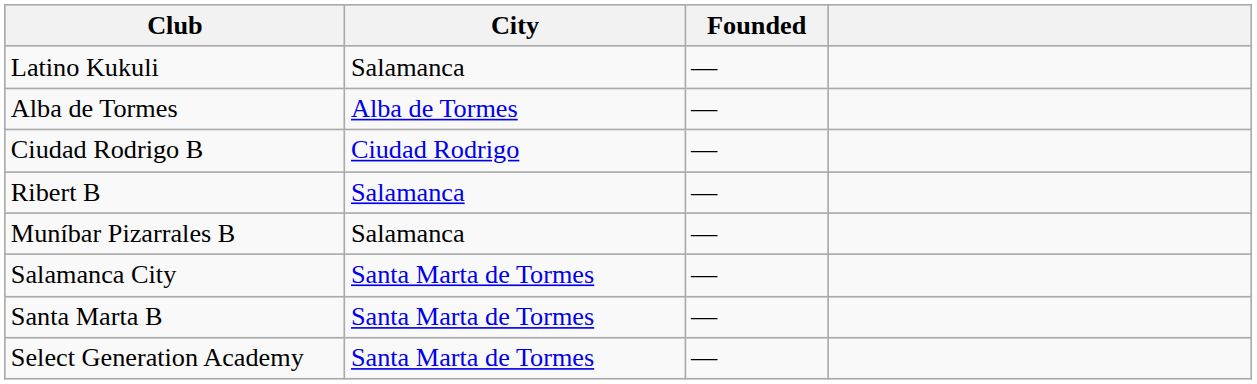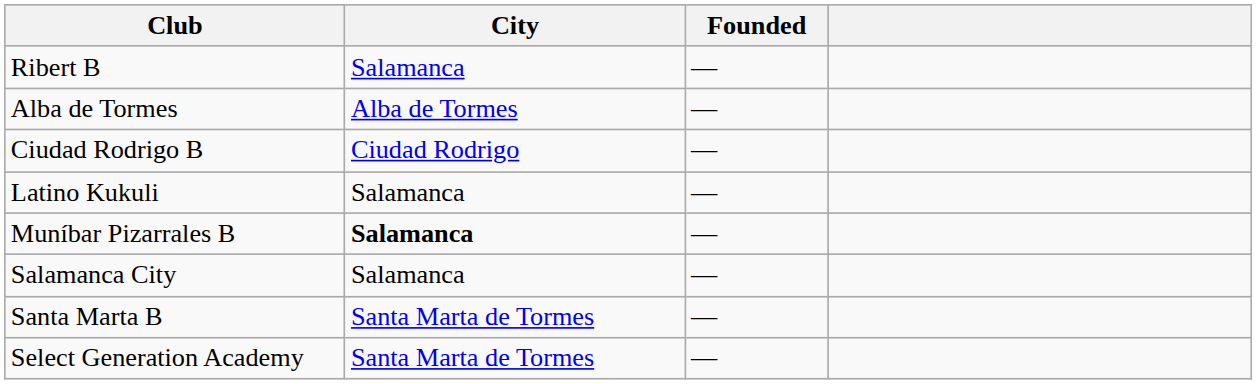rows swapped: (56, 191) <-> (85, 66)
(408, 233) normal -> (412, 233) bold
(473, 274) Santa Marta de Tormes -> (408, 274) Salamanca
